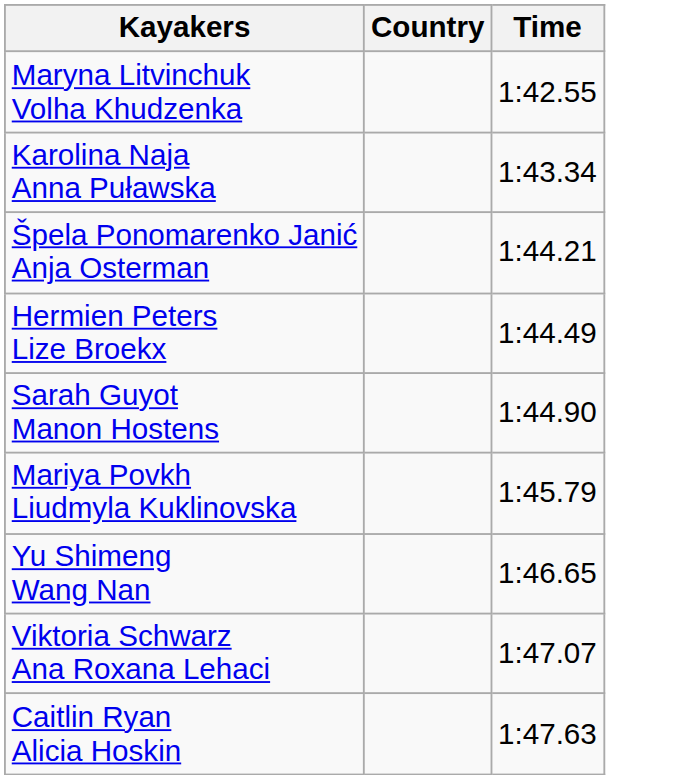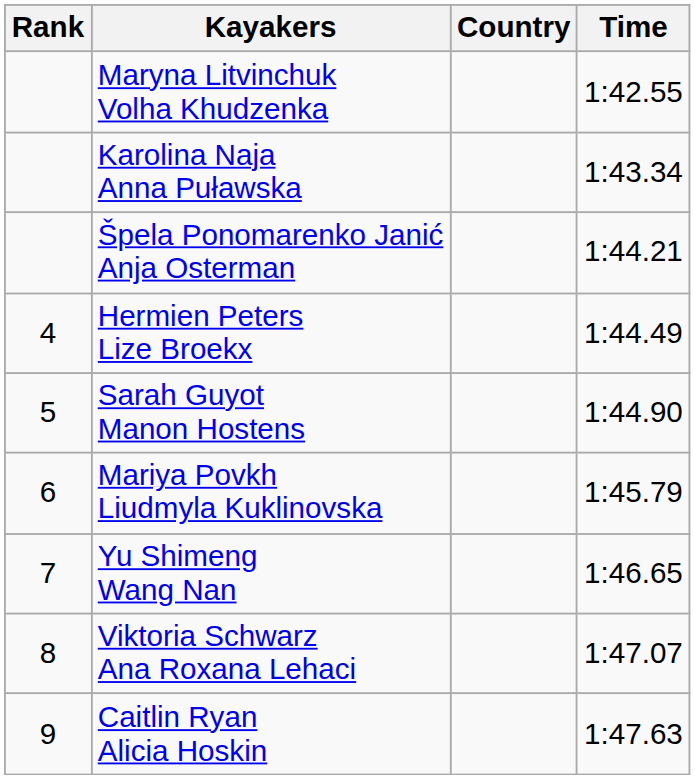+ column: (48, 27)
